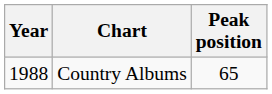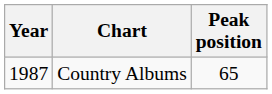(29, 72) 1988 -> (29, 72) 1987
